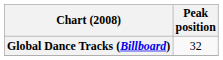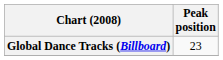(196, 45) 32 -> (196, 45) 23
